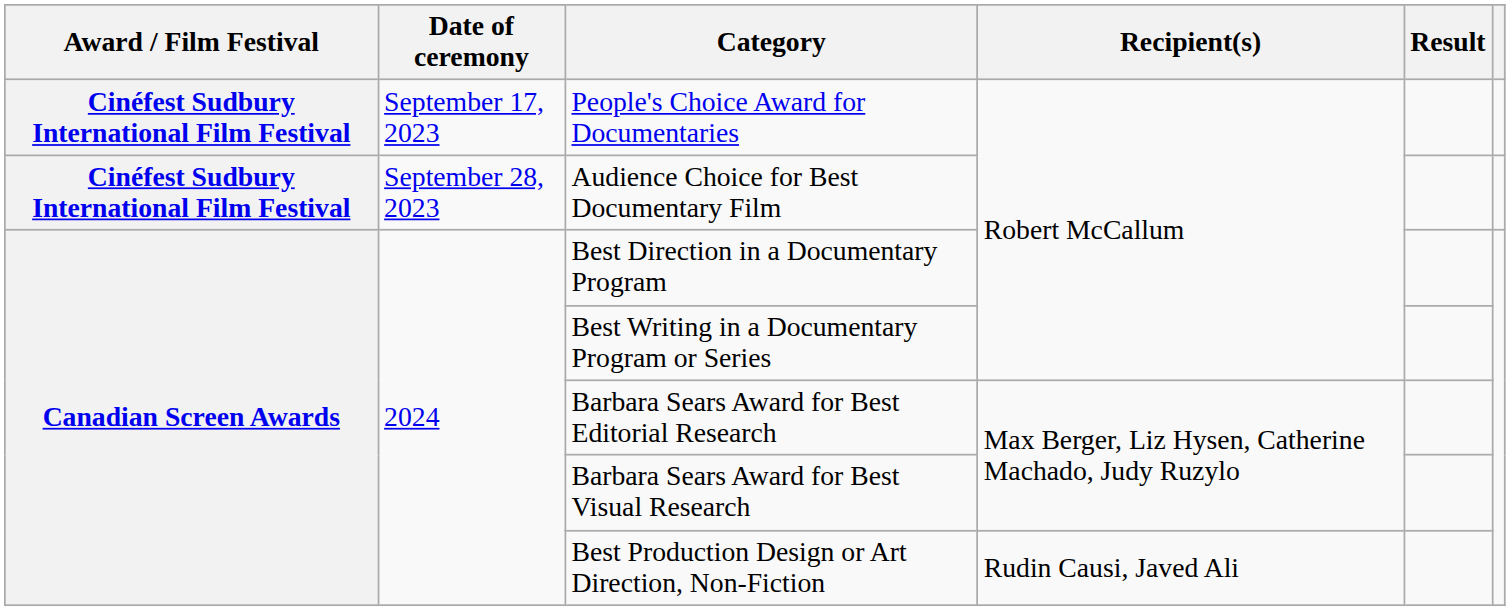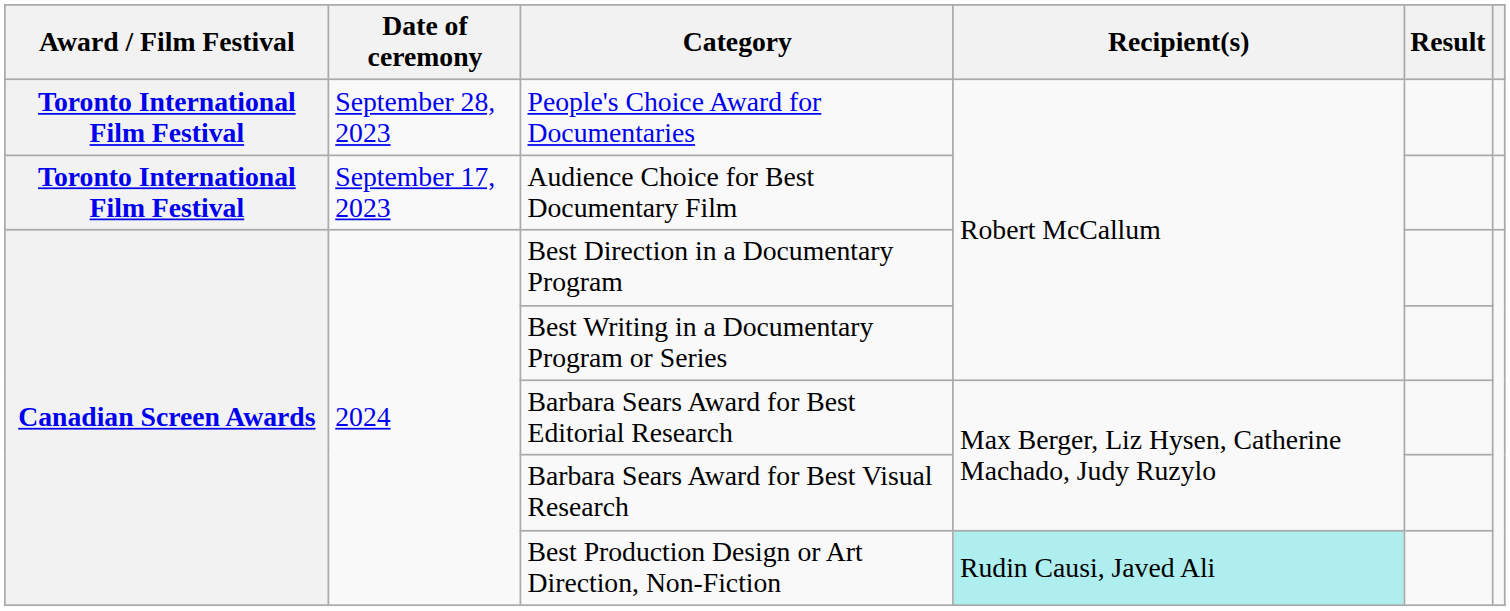(191, 117) Cinéfest Sudbury International Film Festival -> (167, 117) Toronto International Film Festival
(464, 117) September 17, 2023 -> (415, 117) September 28, 2023
(191, 192) Cinéfest Sudbury International Film Festival -> (167, 192) Toronto International Film Festival
(464, 192) September 28, 2023 -> (415, 192) September 17, 2023
(1111, 567) no background -> (1088, 567) paleturquoise background
